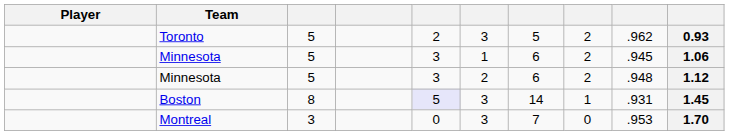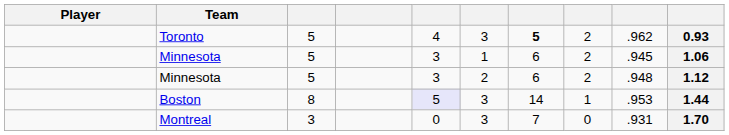(436, 36) 2 -> (436, 36) 4
(536, 36) normal -> (536, 36) bold
(640, 99) .931 -> (640, 99) .953
(696, 99) 1.45 -> (696, 99) 1.44
(640, 120) .953 -> (640, 120) .931
